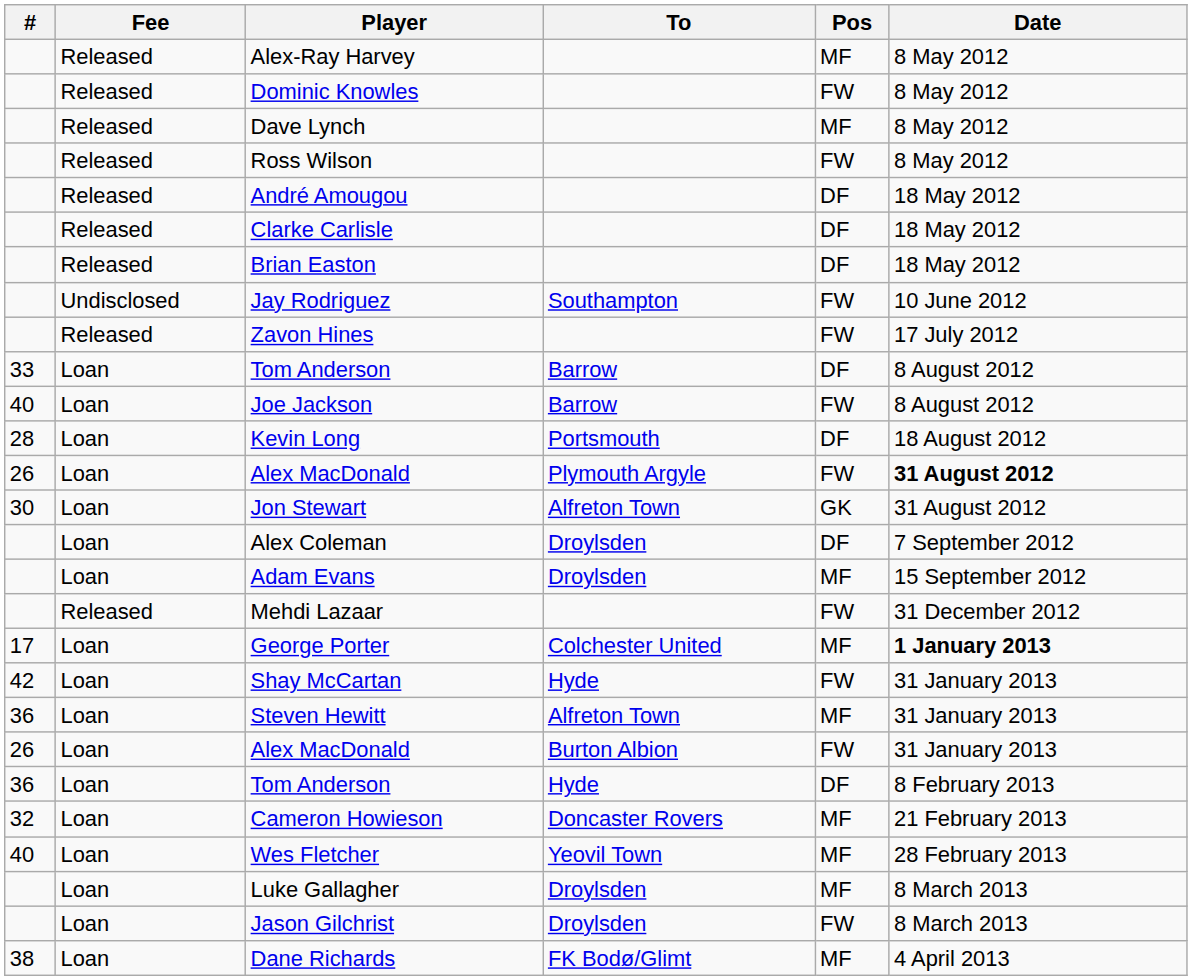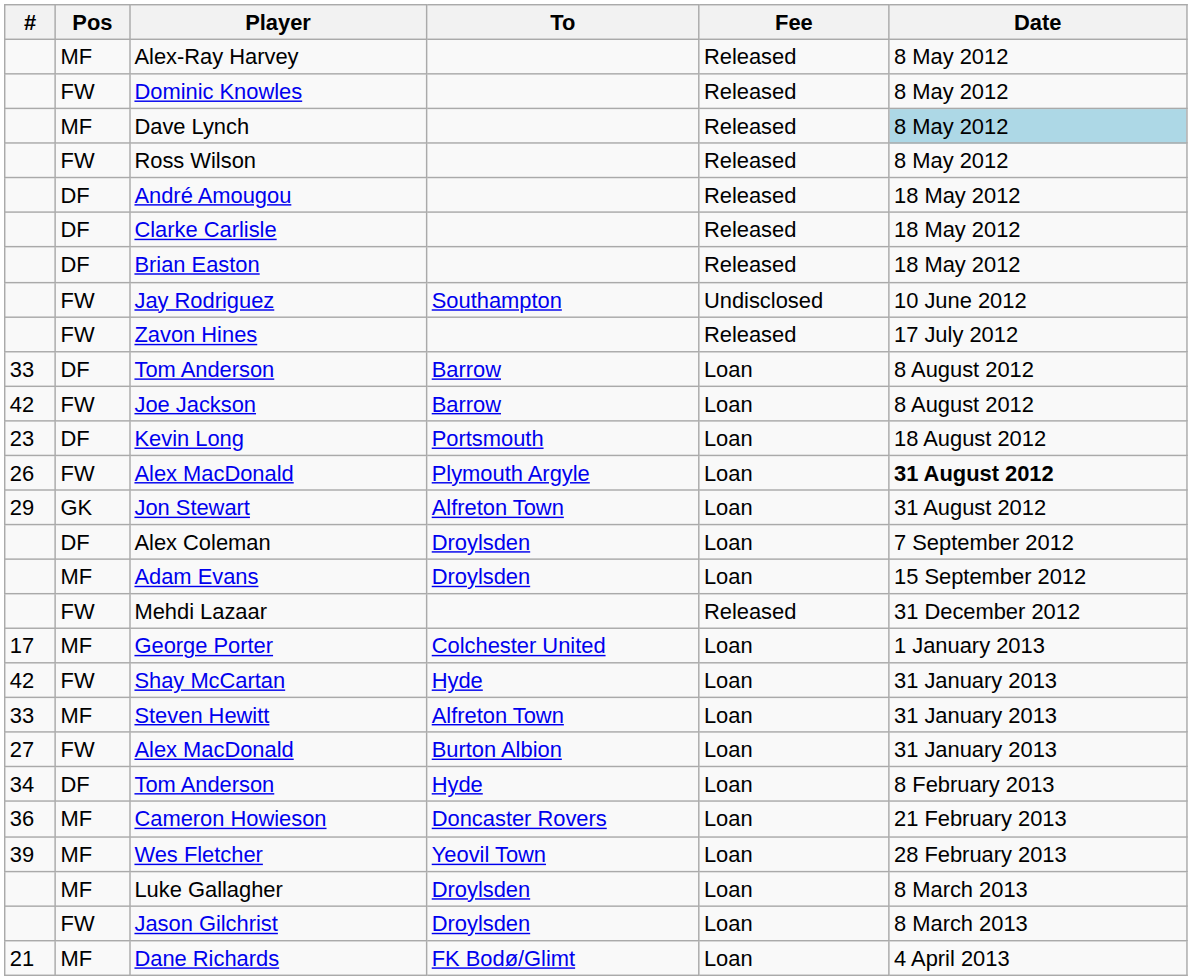columns swapped: (852, 22) <-> (150, 22)
(951, 126) no background -> (951, 126) lightblue background
(22, 403) 40 -> (22, 403) 42
(22, 438) 28 -> (22, 438) 23
(22, 507) 30 -> (22, 507) 29
(972, 646) bold -> (969, 646) normal
(22, 715) 36 -> (22, 715) 33
(22, 750) 26 -> (22, 750) 27
(22, 785) 36 -> (22, 785) 34
(22, 819) 32 -> (22, 819) 36
(22, 854) 40 -> (22, 854) 39
(22, 958) 38 -> (22, 958) 21
